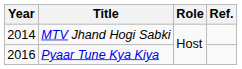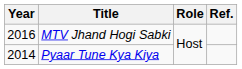(21, 34) 2014 -> (21, 34) 2016
(21, 54) 2016 -> (21, 54) 2014
